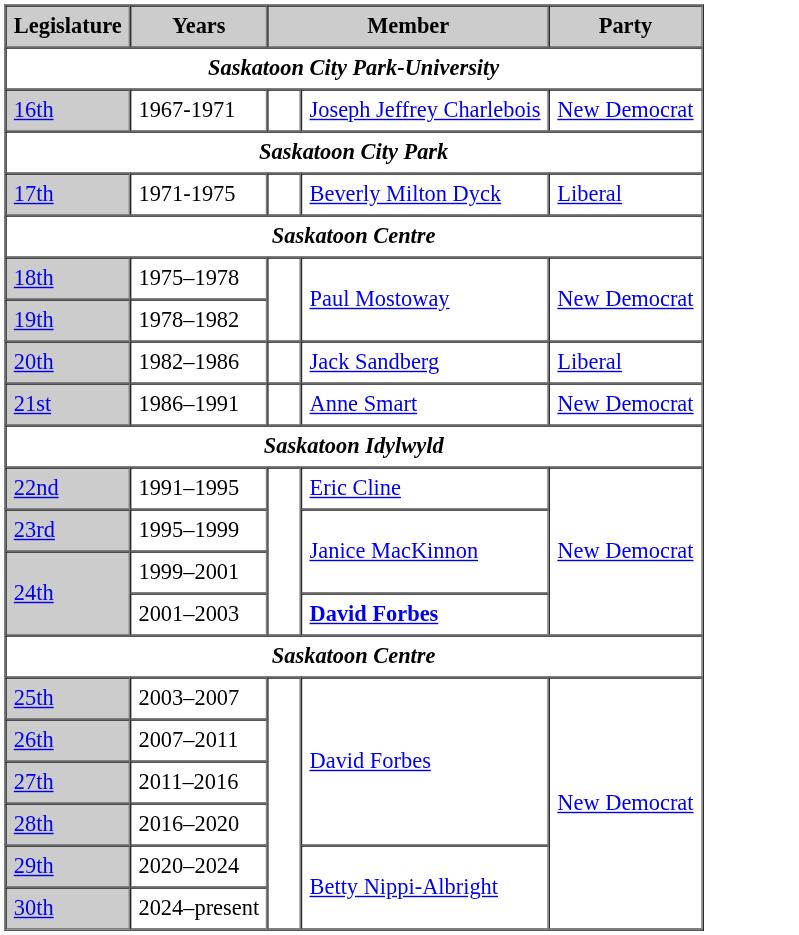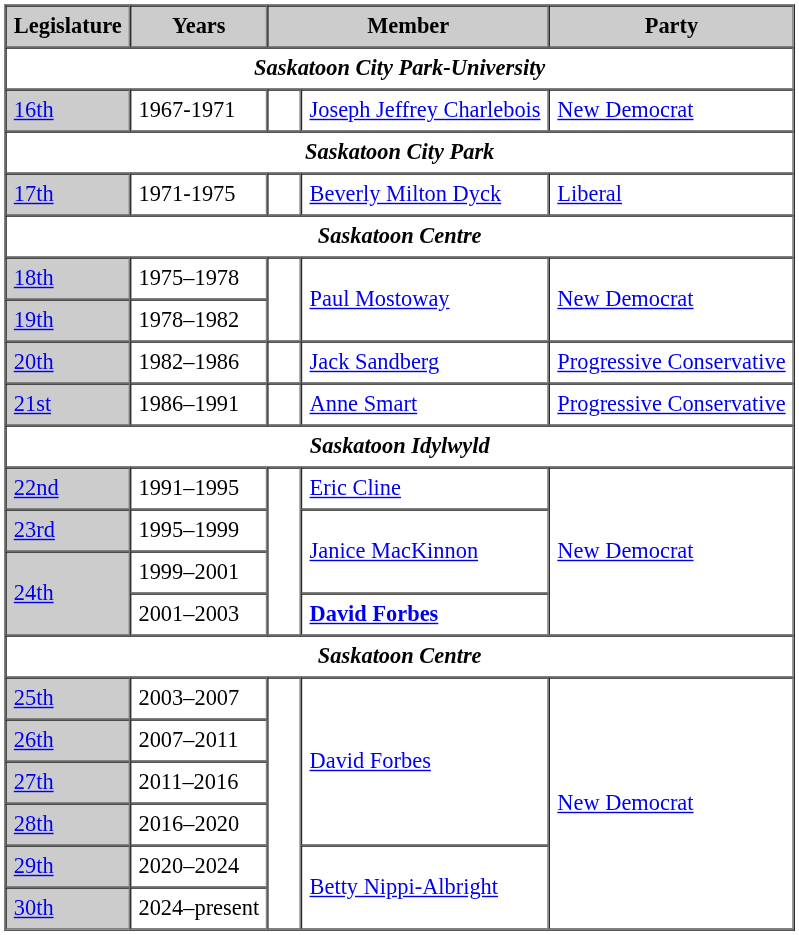(590, 362) Liberal -> (671, 362) Progressive Conservative
(625, 404) New Democrat -> (671, 404) Progressive Conservative
